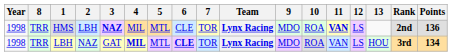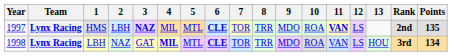columns swapped: (247, 12) <-> (39, 12)
(16, 28) 1998 -> (16, 28) 1997
(184, 28) normal -> (217, 28) bold
(432, 28) 136 -> (432, 28) 135
